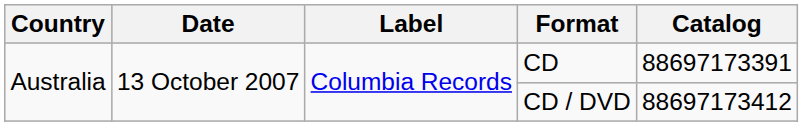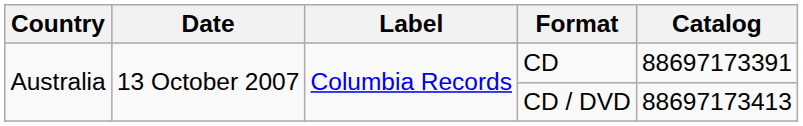(717, 101) 88697173412 -> (717, 101) 88697173413
